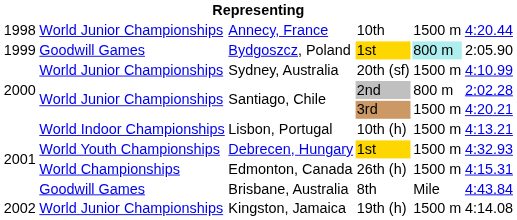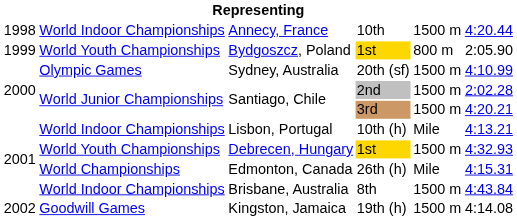(131, 30) World Junior Championships -> (132, 30) World Indoor Championships
(92, 50) Goodwill Games -> (130, 50) World Youth Championships
(433, 50) paleturquoise background -> (433, 50) no background
(131, 70) World Junior Championships -> (91, 70) Olympic Games
(433, 90) 800 m -> (437, 90) 1500 m
(437, 129) 1500 m -> (426, 129) Mile
(437, 169) 1500 m -> (426, 169) Mile
(92, 189) Goodwill Games -> (132, 189) World Indoor Championships
(426, 189) Mile -> (437, 189) 1500 m
(131, 208) World Junior Championships -> (92, 208) Goodwill Games
